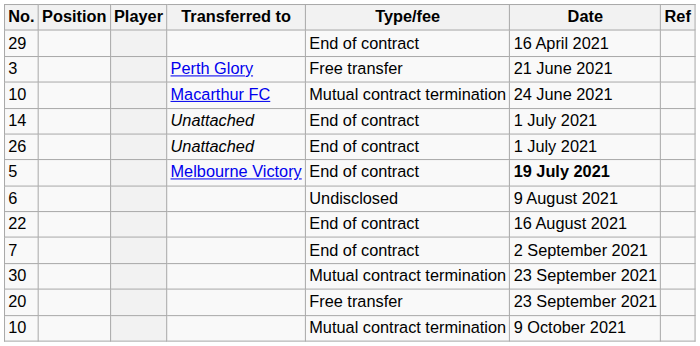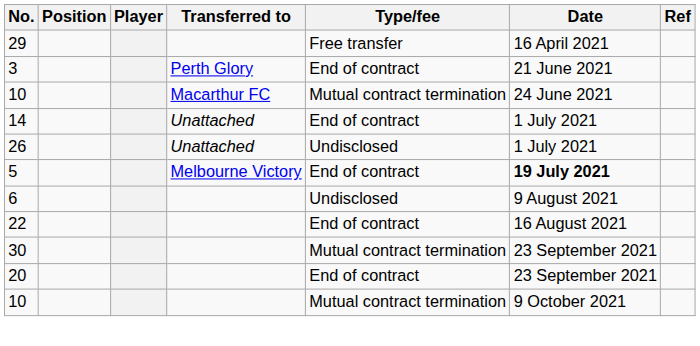(364, 43) End of contract -> (356, 43) Free transfer
(356, 69) Free transfer -> (364, 69) End of contract
(364, 146) End of contract -> (354, 146) Undisclosed
- row: (13, 250)
(356, 302) Free transfer -> (364, 276) End of contract
